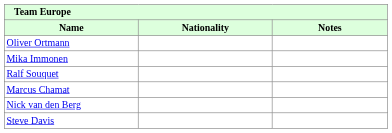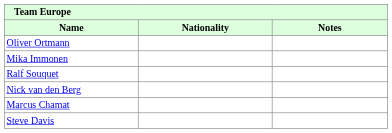rows swapped: (44, 105) <-> (38, 89)
